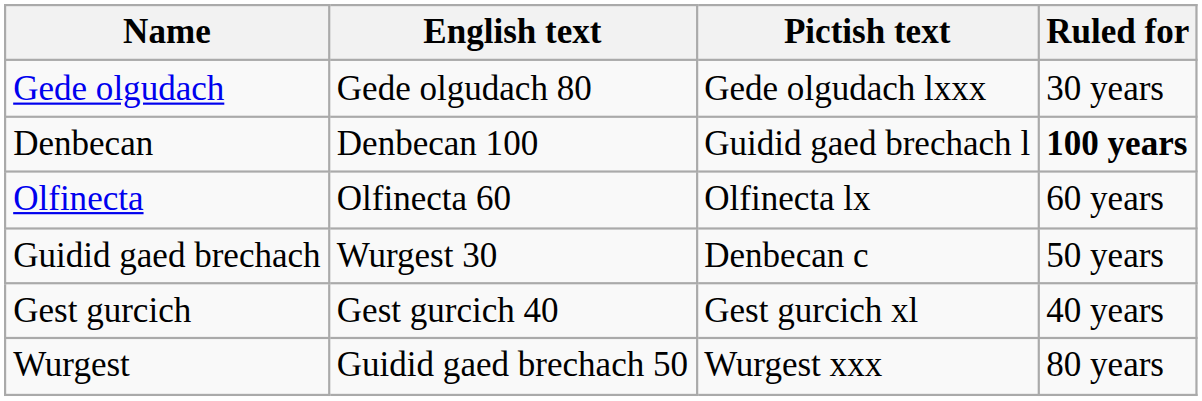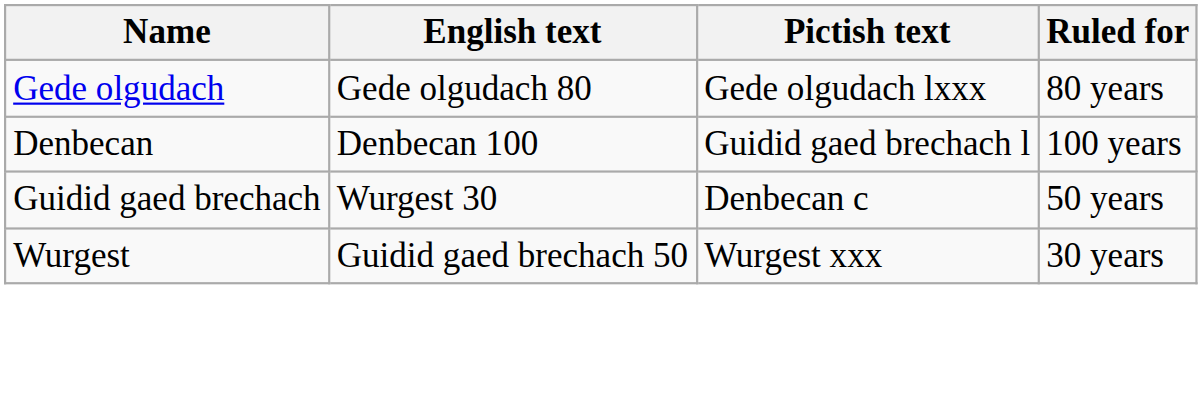(1105, 87) 30 years -> (1105, 87) 80 years
(1117, 143) bold -> (1114, 143) normal
- row: (78, 198)
- row: (102, 310)
(1105, 365) 80 years -> (1105, 254) 30 years
